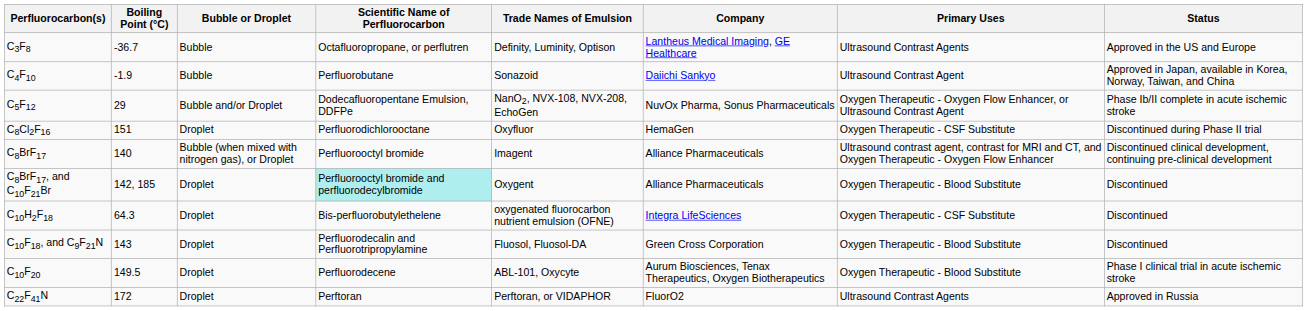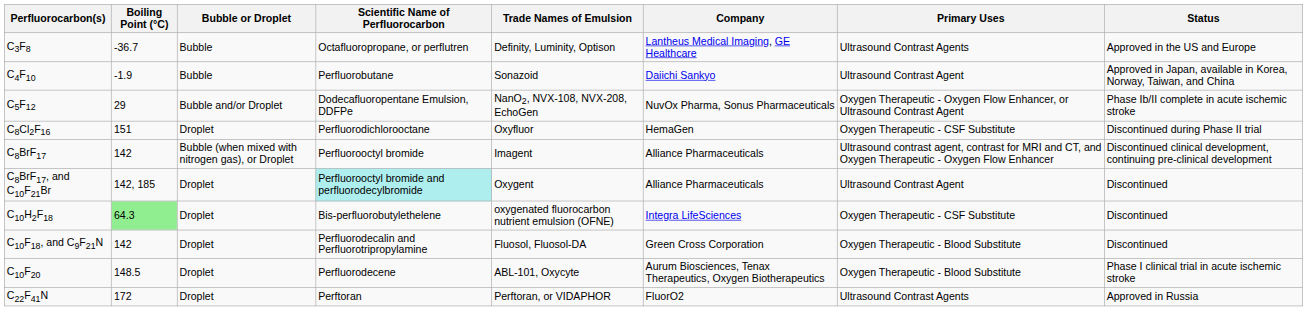(123, 154) 140 -> (123, 154) 142
(930, 185) Oxygen Therapeutic - Blood Substitute -> (902, 185) Ultrasound Contrast Agent
(124, 215) no background -> (124, 215) lightgreen background
(123, 244) 143 -> (123, 244) 142
(127, 272) 149.5 -> (127, 272) 148.5
